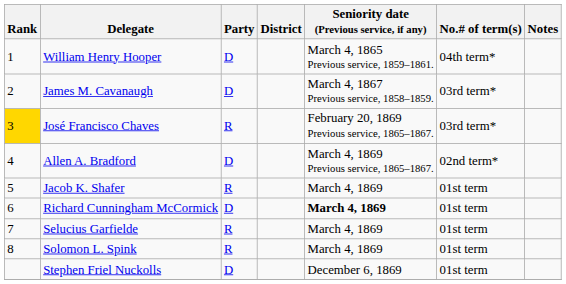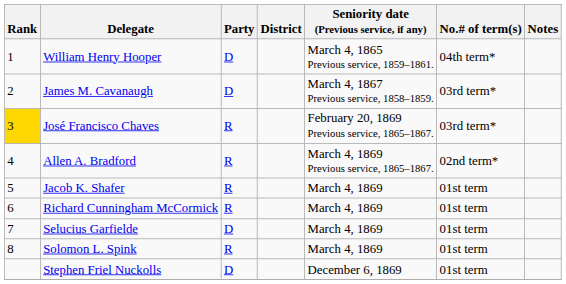(229, 160) D -> (228, 160) R
(229, 208) D -> (228, 208) R
(347, 208) bold -> (345, 208) normal
(228, 228) R -> (229, 228) D
